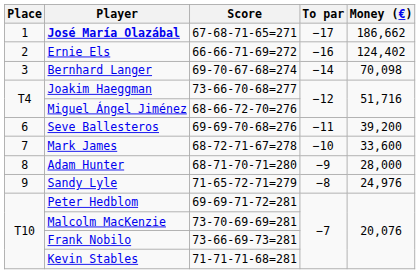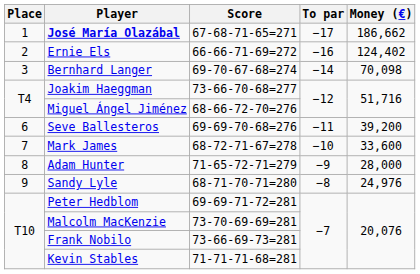(245, 165) 68-71-70-71=280 -> (245, 165) 71-65-72-71=279
(245, 184) 71-65-72-71=279 -> (245, 184) 68-71-70-71=280
